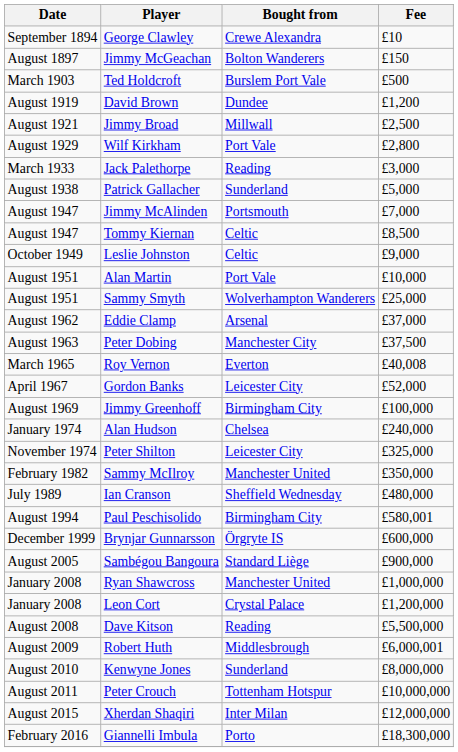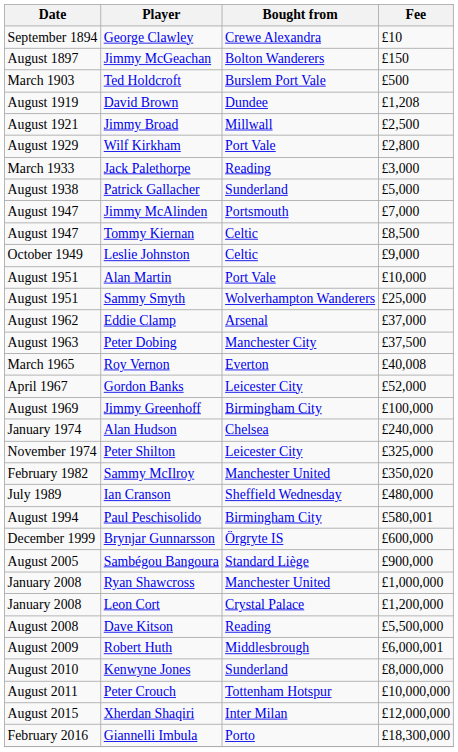(400, 102) £1,200 -> (400, 102) £1,208
(407, 473) £350,000 -> (407, 473) £350,020
